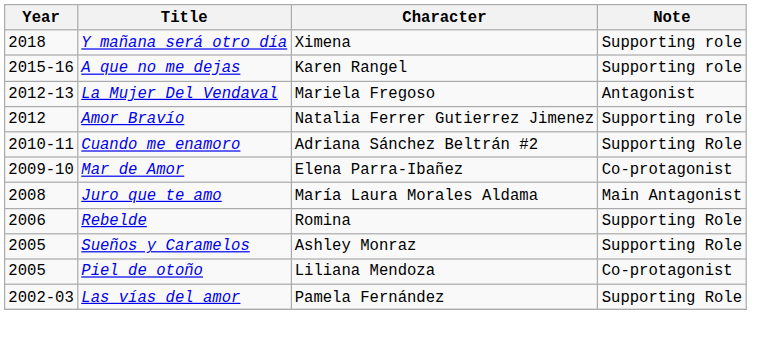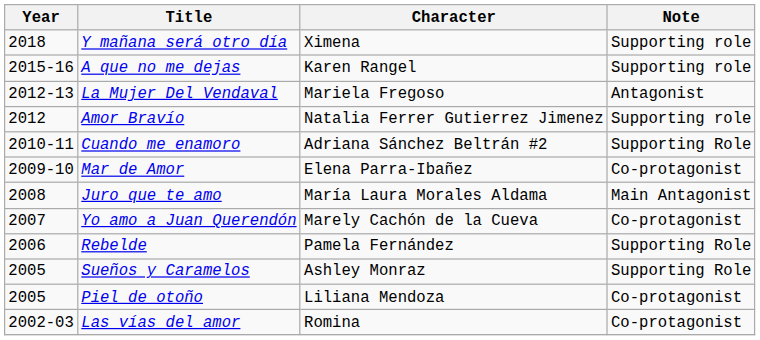+ row: (189, 221)
(323, 221) Romina -> (379, 246) Pamela Fernández
(370, 297) Pamela Fernández -> (332, 322) Romina
(672, 297) Supporting Role -> (677, 322) Co-protagonist
